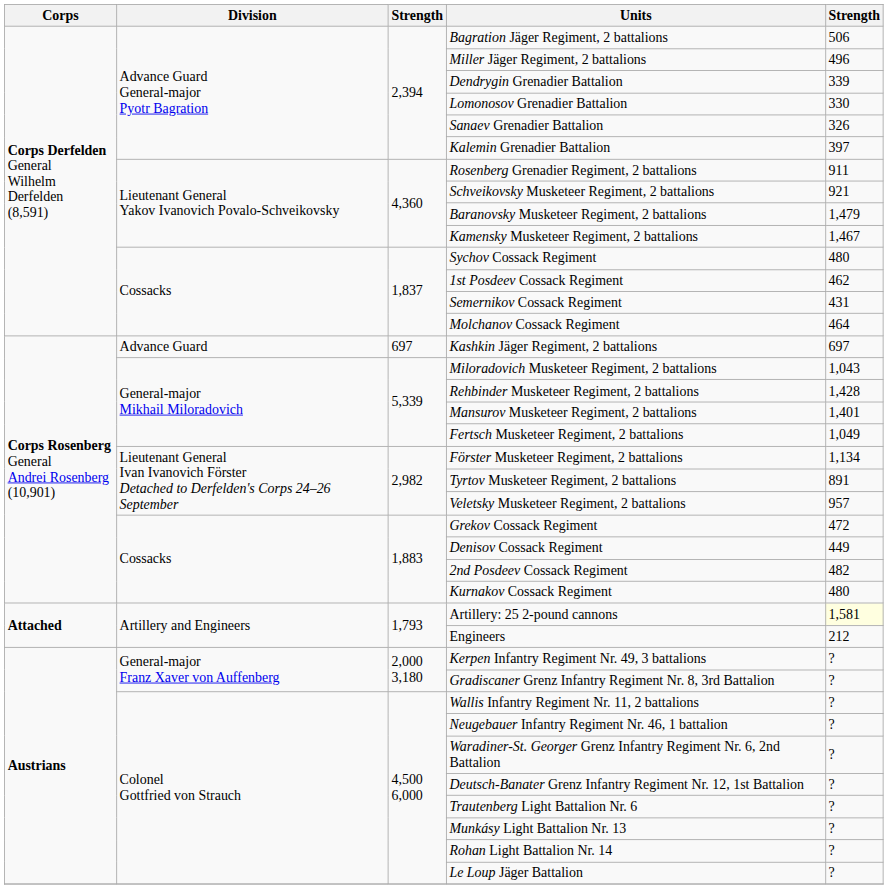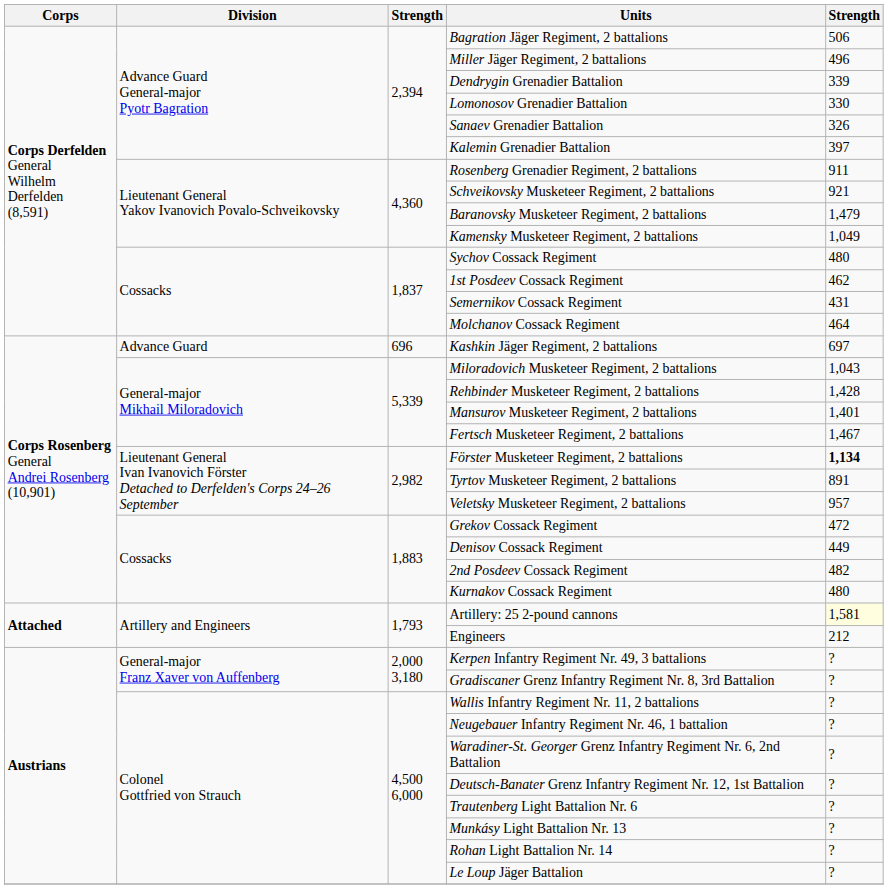(844, 236) 1,467 -> (844, 236) 1,049
(402, 346) 697 -> (402, 346) 696
(844, 434) 1,049 -> (844, 434) 1,467
(844, 457) normal -> (844, 457) bold
